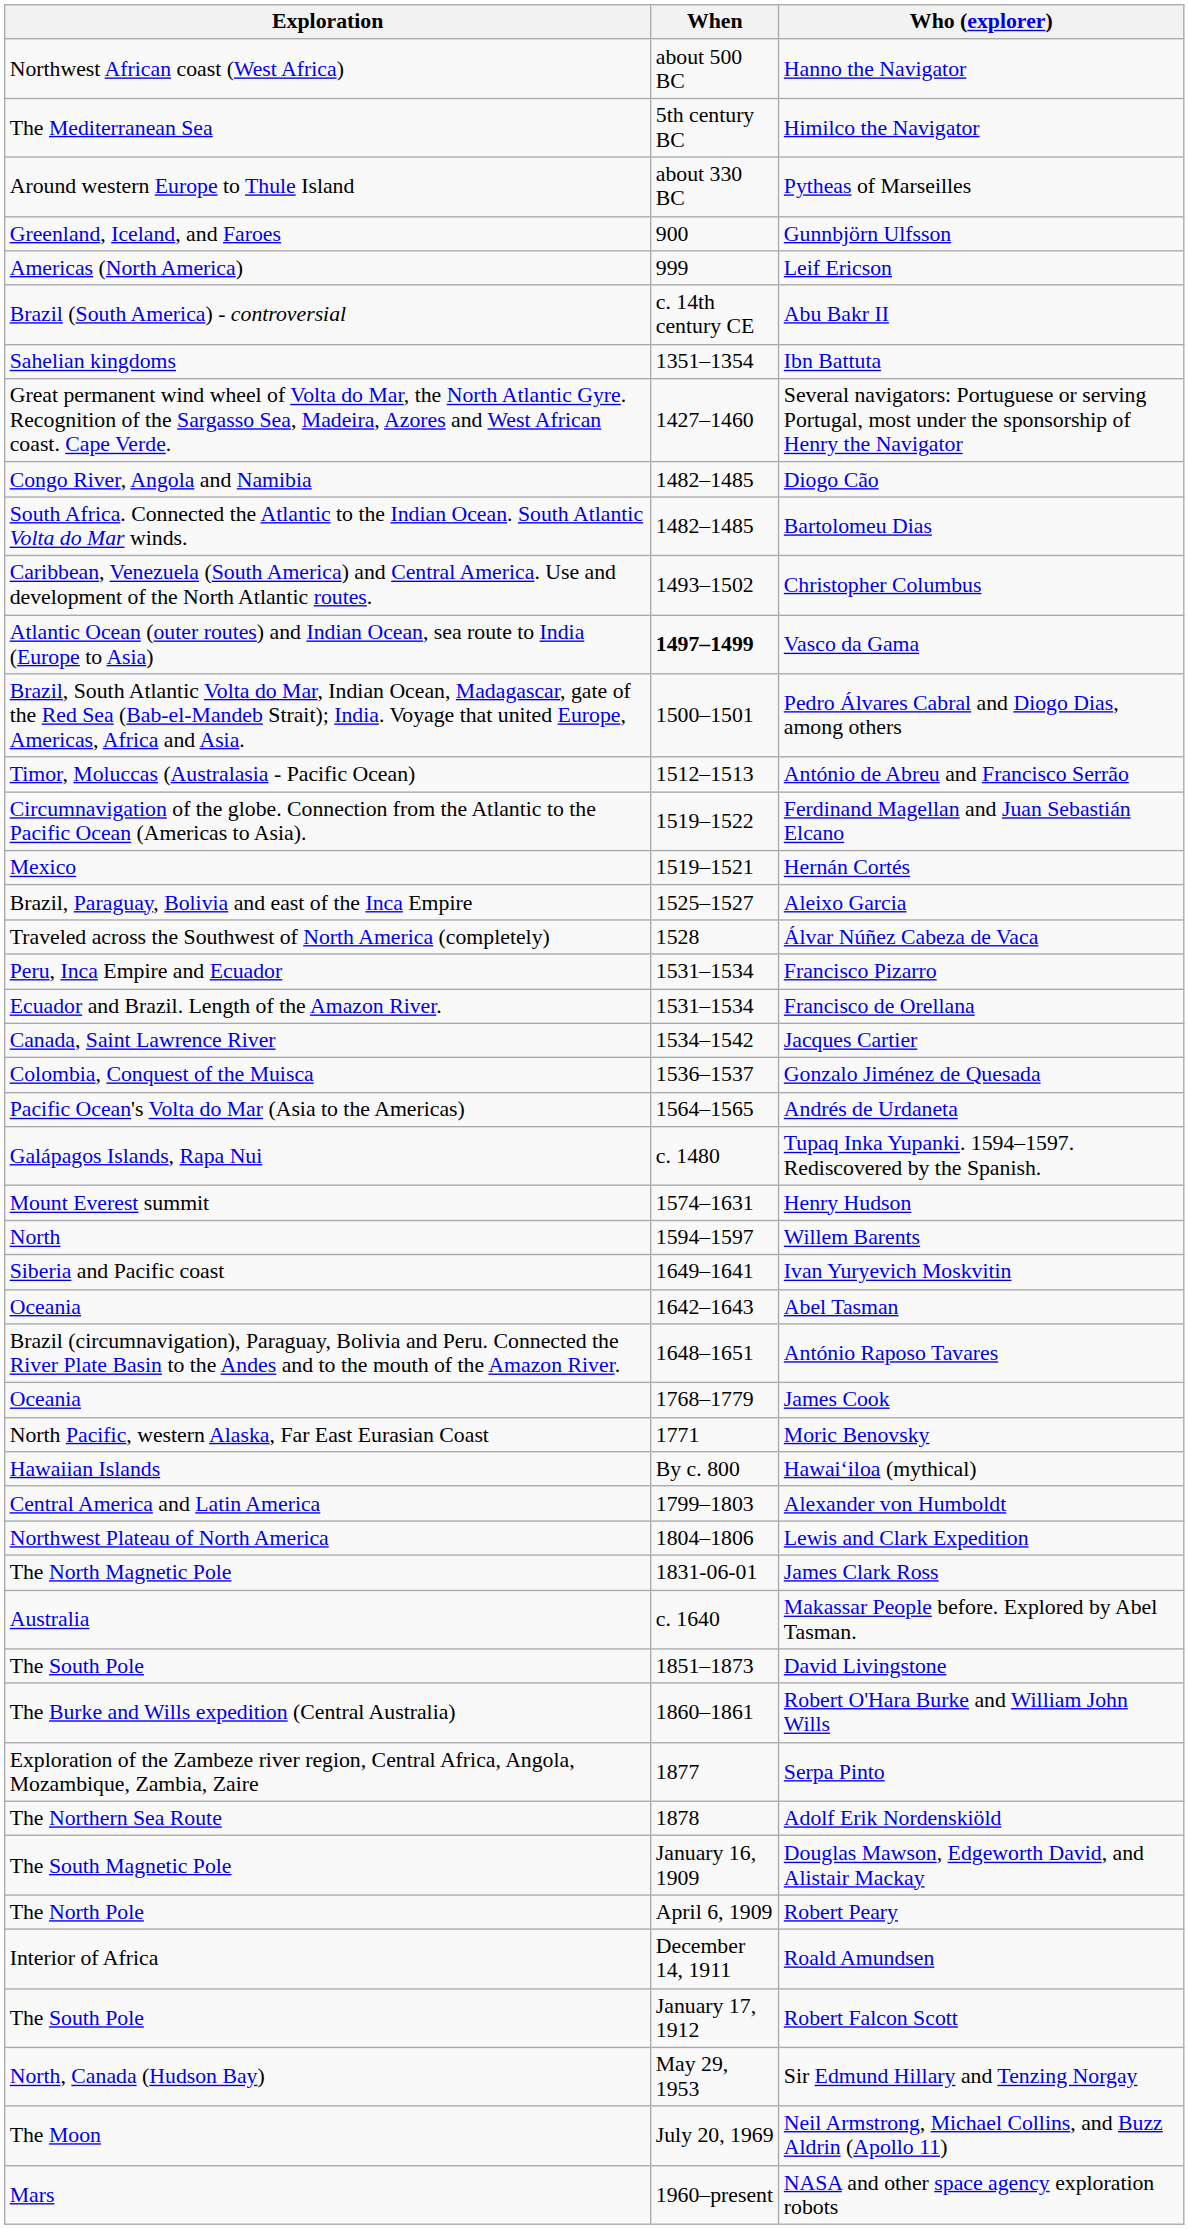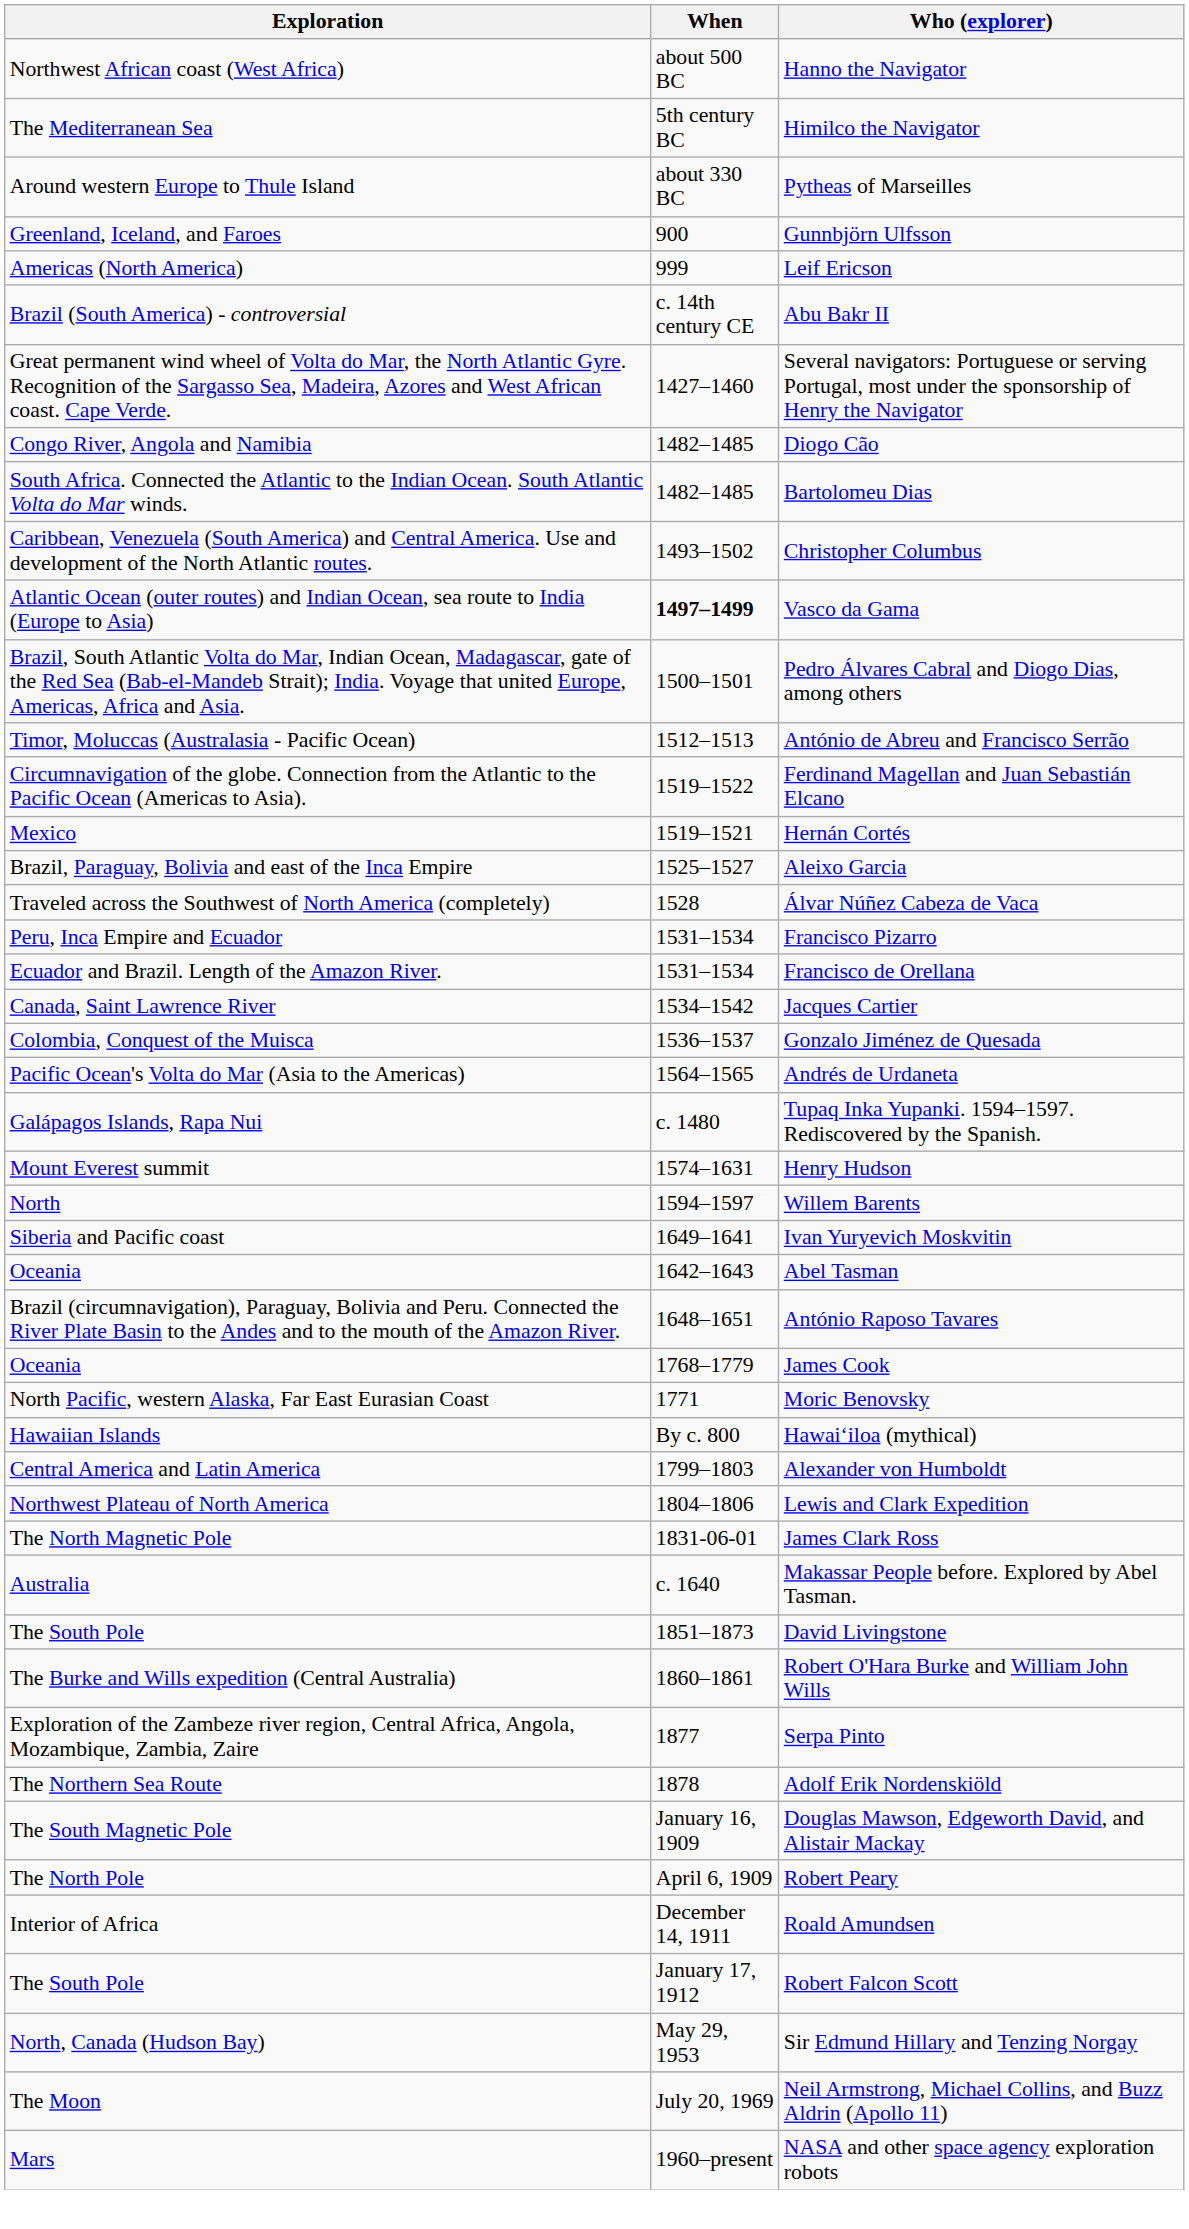- row: (832, 361)
